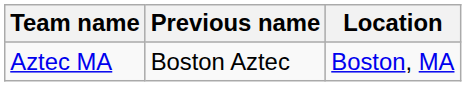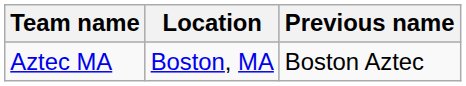columns swapped: (393, 23) <-> (235, 23)
